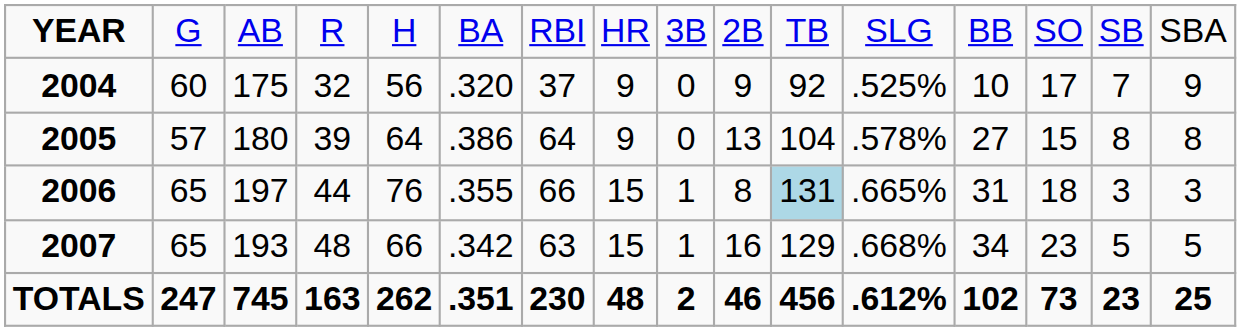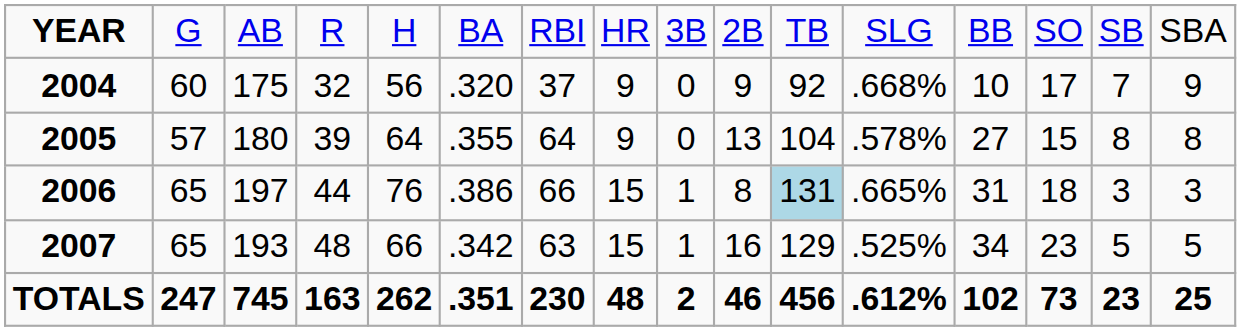(899, 84) .525% -> (899, 84) .668%
(481, 138) .386 -> (481, 138) .355
(481, 191) .355 -> (481, 191) .386
(899, 245) .668% -> (899, 245) .525%
